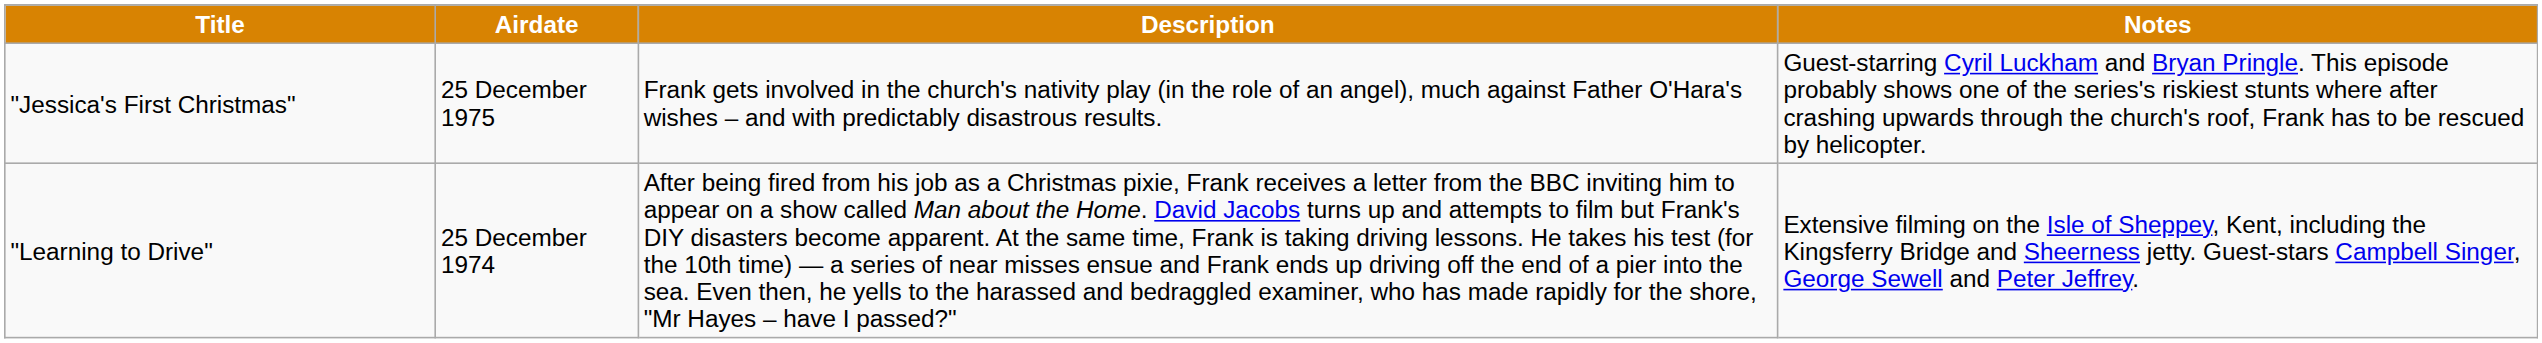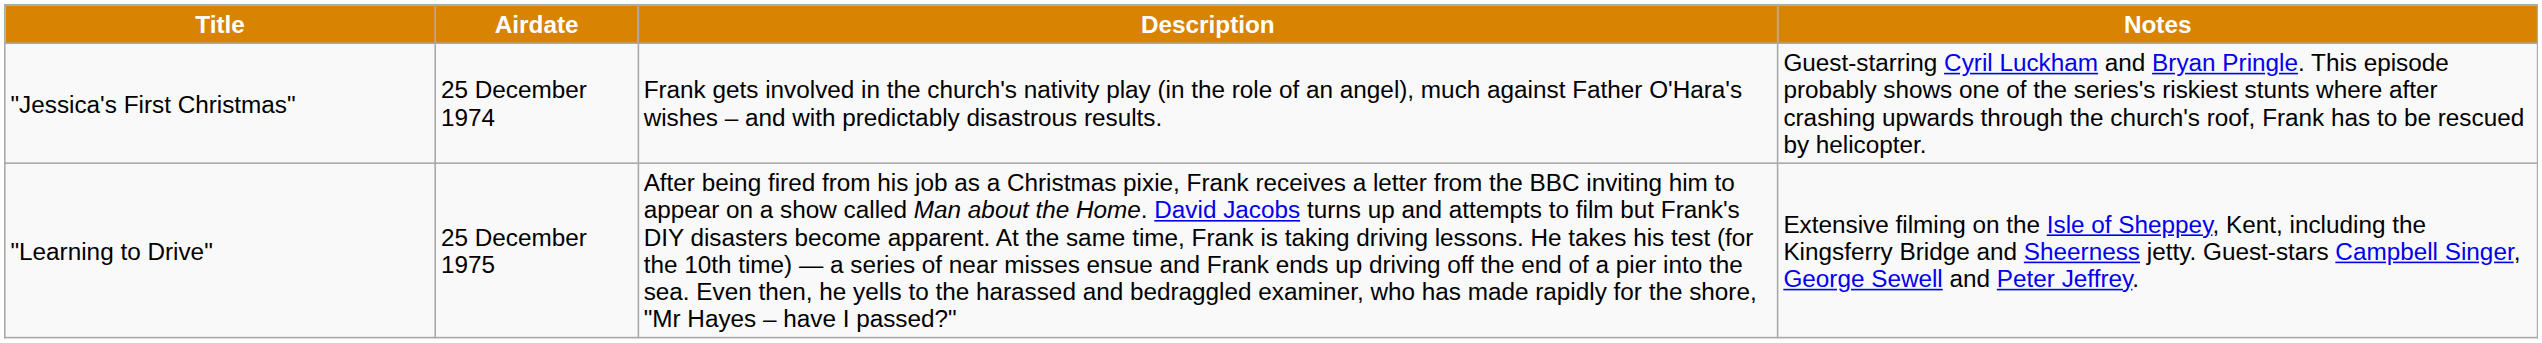(514, 104) 25 December 1975 -> (514, 104) 25 December 1974
(514, 251) 25 December 1974 -> (514, 251) 25 December 1975
